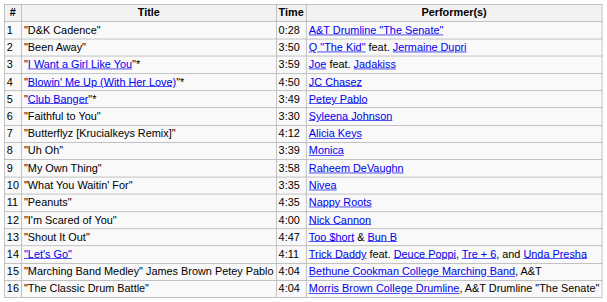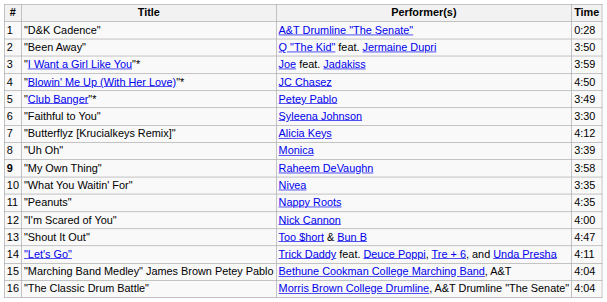columns swapped: (454, 13) <-> (291, 13)
(10, 168) normal -> (10, 168) bold
